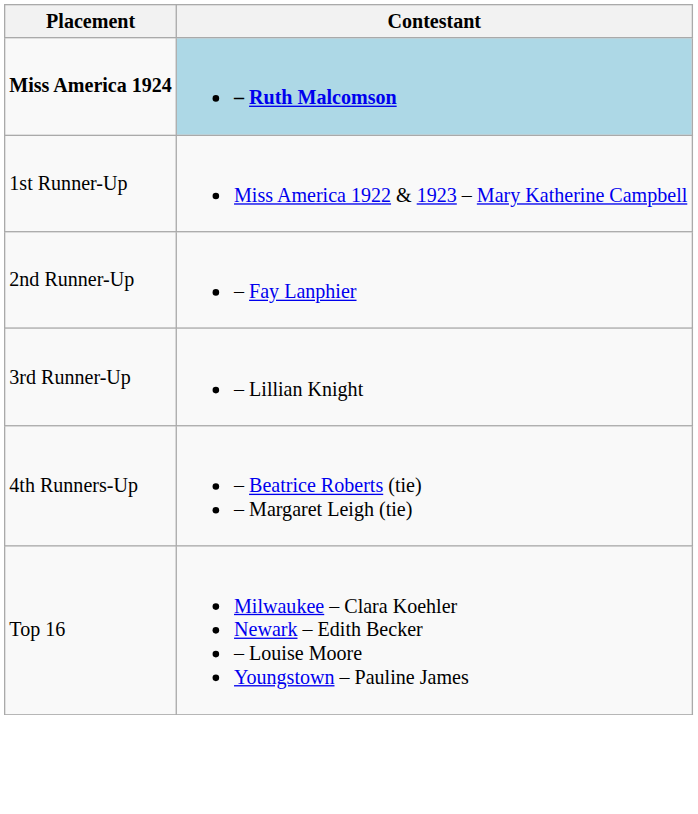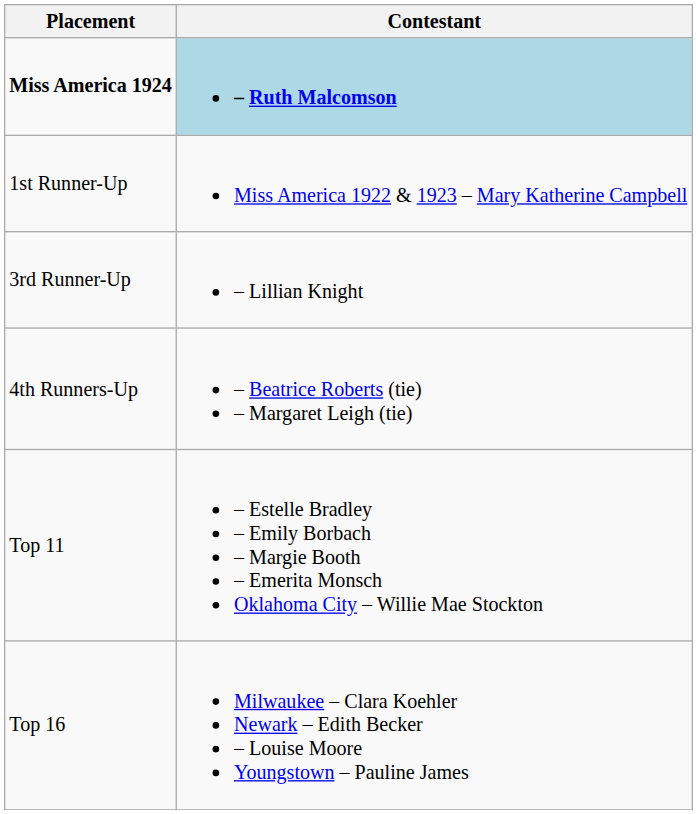- row: (72, 280)
+ row: (37, 545)
